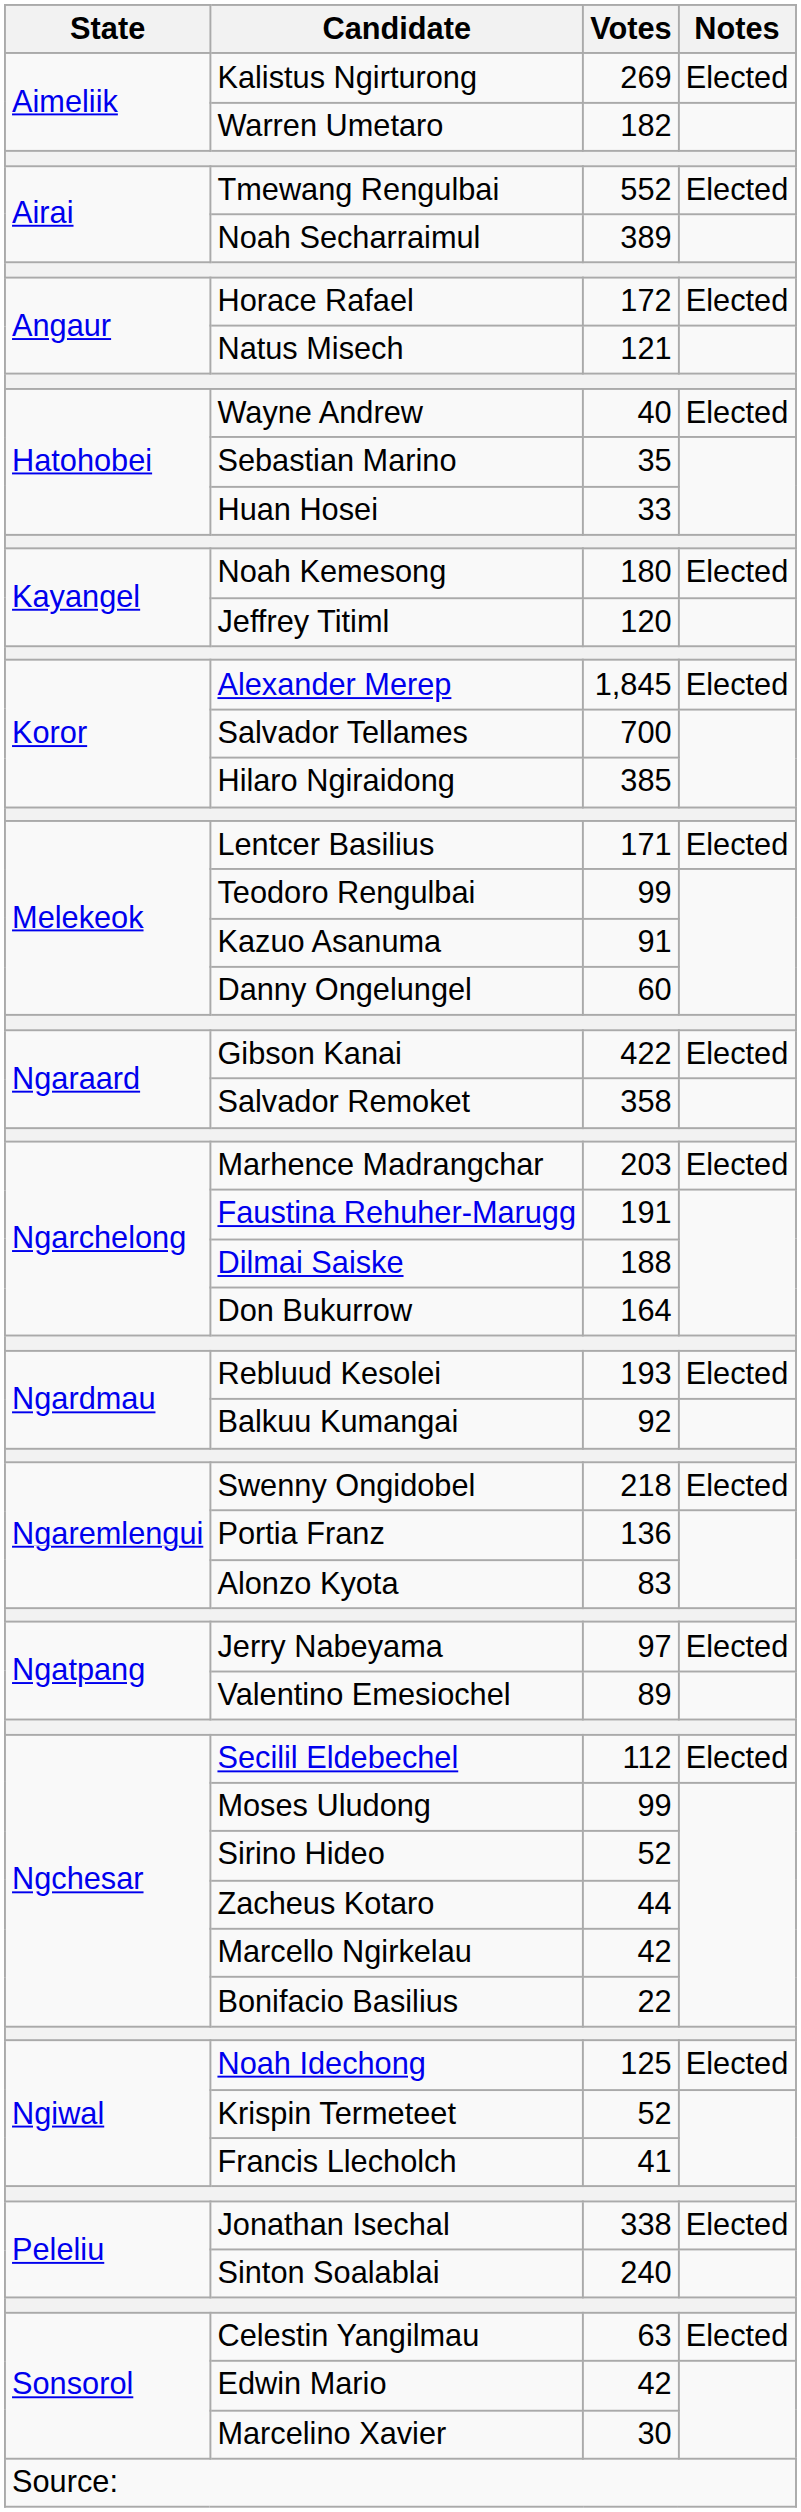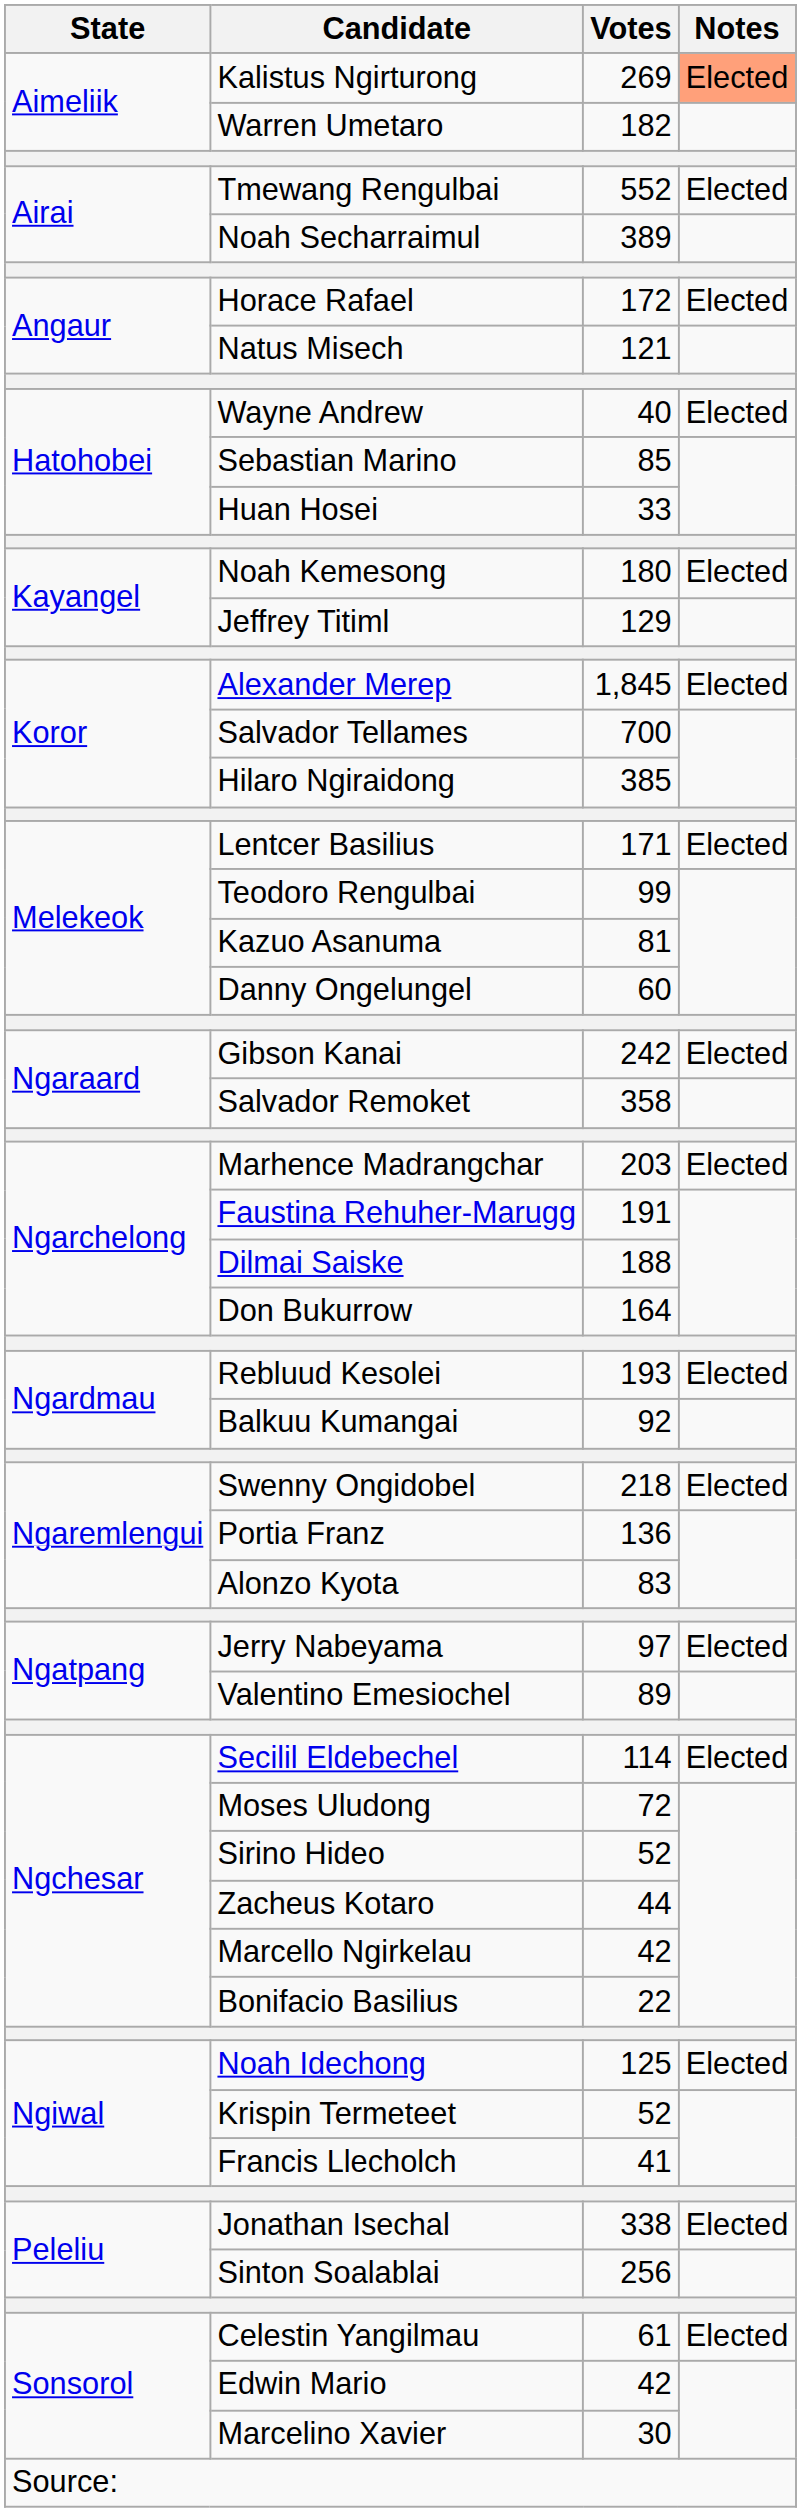(737, 77) no background -> (737, 77) lightsalmon background
(655, 461) 35 -> (655, 461) 85
(646, 621) 120 -> (646, 621) 129
(655, 942) 91 -> (655, 942) 81
(646, 1053) 422 -> (646, 1053) 242
(647, 1757) 112 -> (647, 1757) 114
(655, 1806) 99 -> (655, 1806) 72
(646, 2273) 240 -> (646, 2273) 256
(655, 2336) 63 -> (655, 2336) 61
